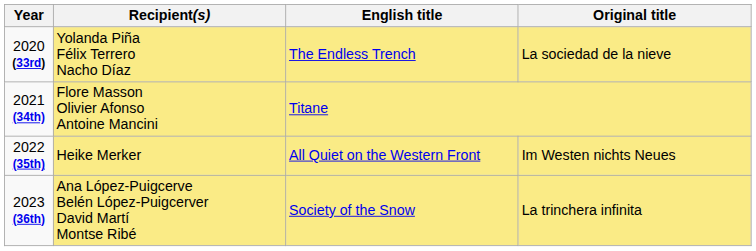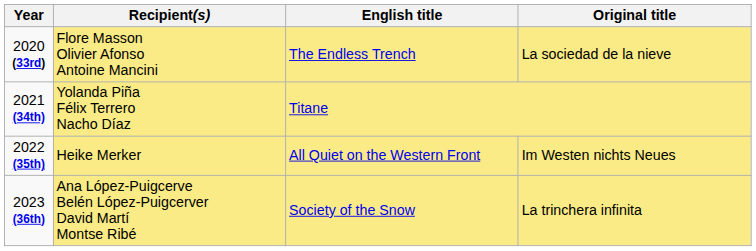(98, 54) Yolanda Piña Félix Terrero Nacho Díaz -> (107, 54) Flore Masson Olivier Afonso Antoine Mancini
(107, 109) Flore Masson Olivier Afonso Antoine Mancini -> (98, 109) Yolanda Piña Félix Terrero Nacho Díaz
